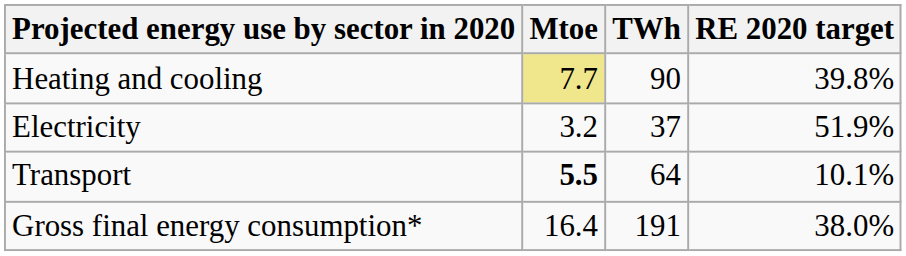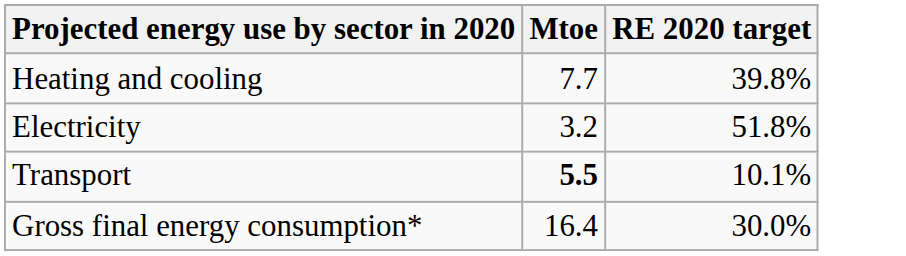- column: (647, 28)
(579, 77) khaki background -> (579, 77) no background
(854, 126) 51.9% -> (771, 126) 51.8%
(854, 224) 38.0% -> (771, 224) 30.0%
